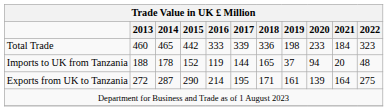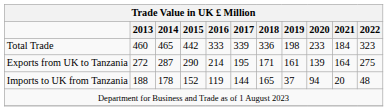rows swapped: (67, 80) <-> (67, 63)
